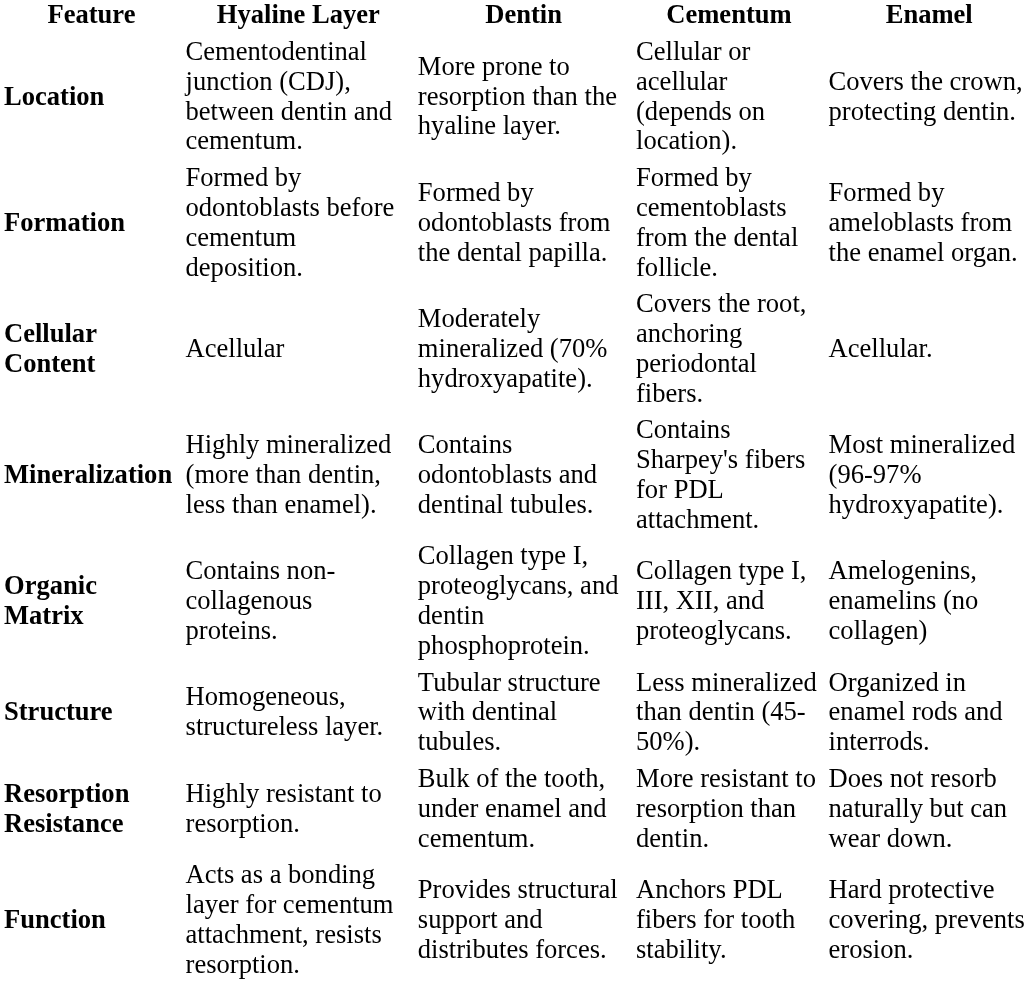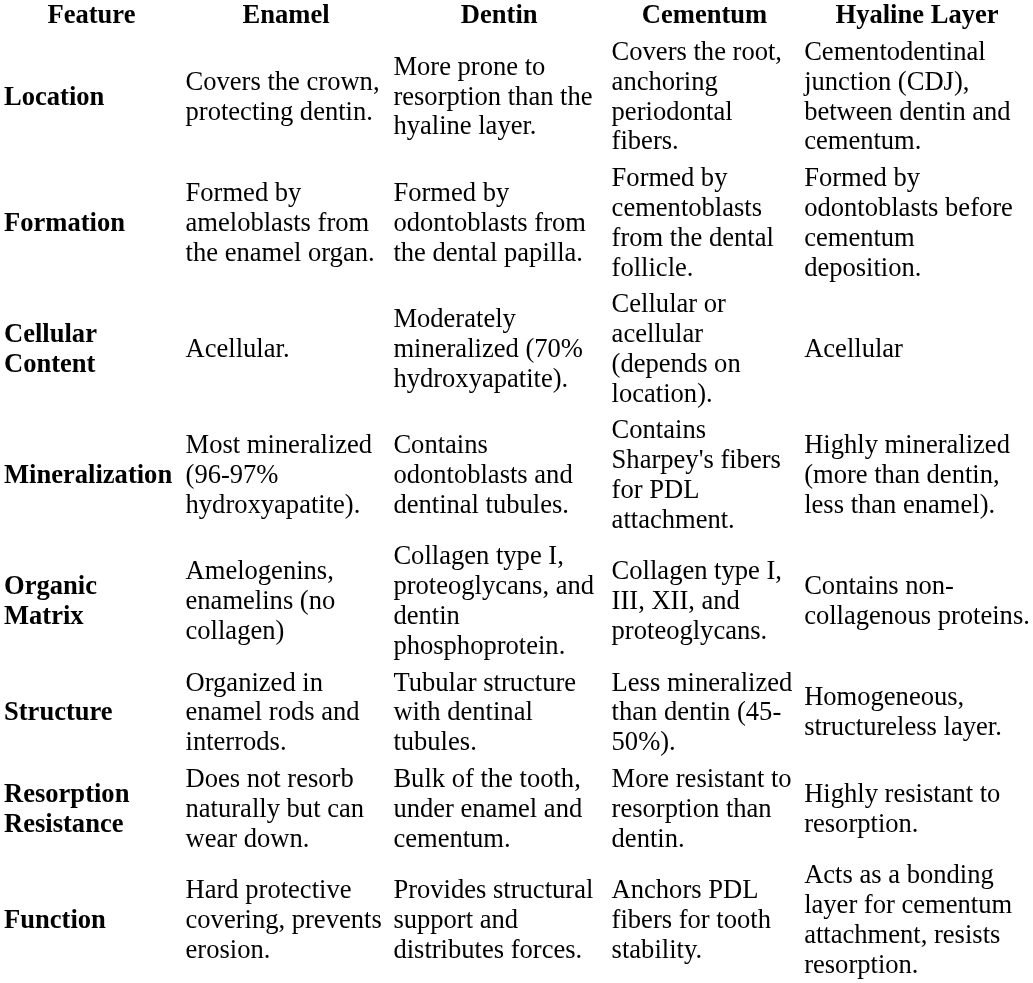columns swapped: (298, 14) <-> (929, 14)
(701, 95) Cellular or acellular (depends on location). -> (697, 95) Covers the root, anchoring periodontal fibers.
(721, 348) Covers the root, anchoring periodontal fibers. -> (676, 348) Cellular or acellular (depends on location).
